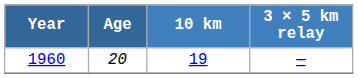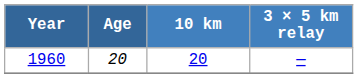(198, 61) 19 -> (198, 61) 20
